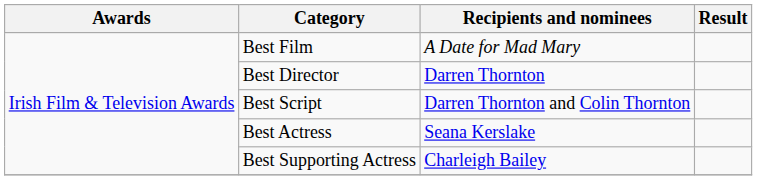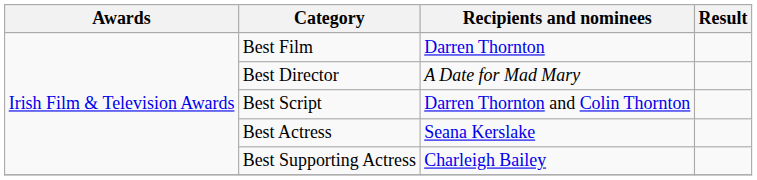(502, 47) A Date for Mad Mary -> (484, 47) Darren Thornton
(484, 75) Darren Thornton -> (502, 75) A Date for Mad Mary
